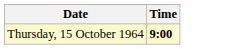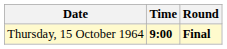+ column: (201, 14)
